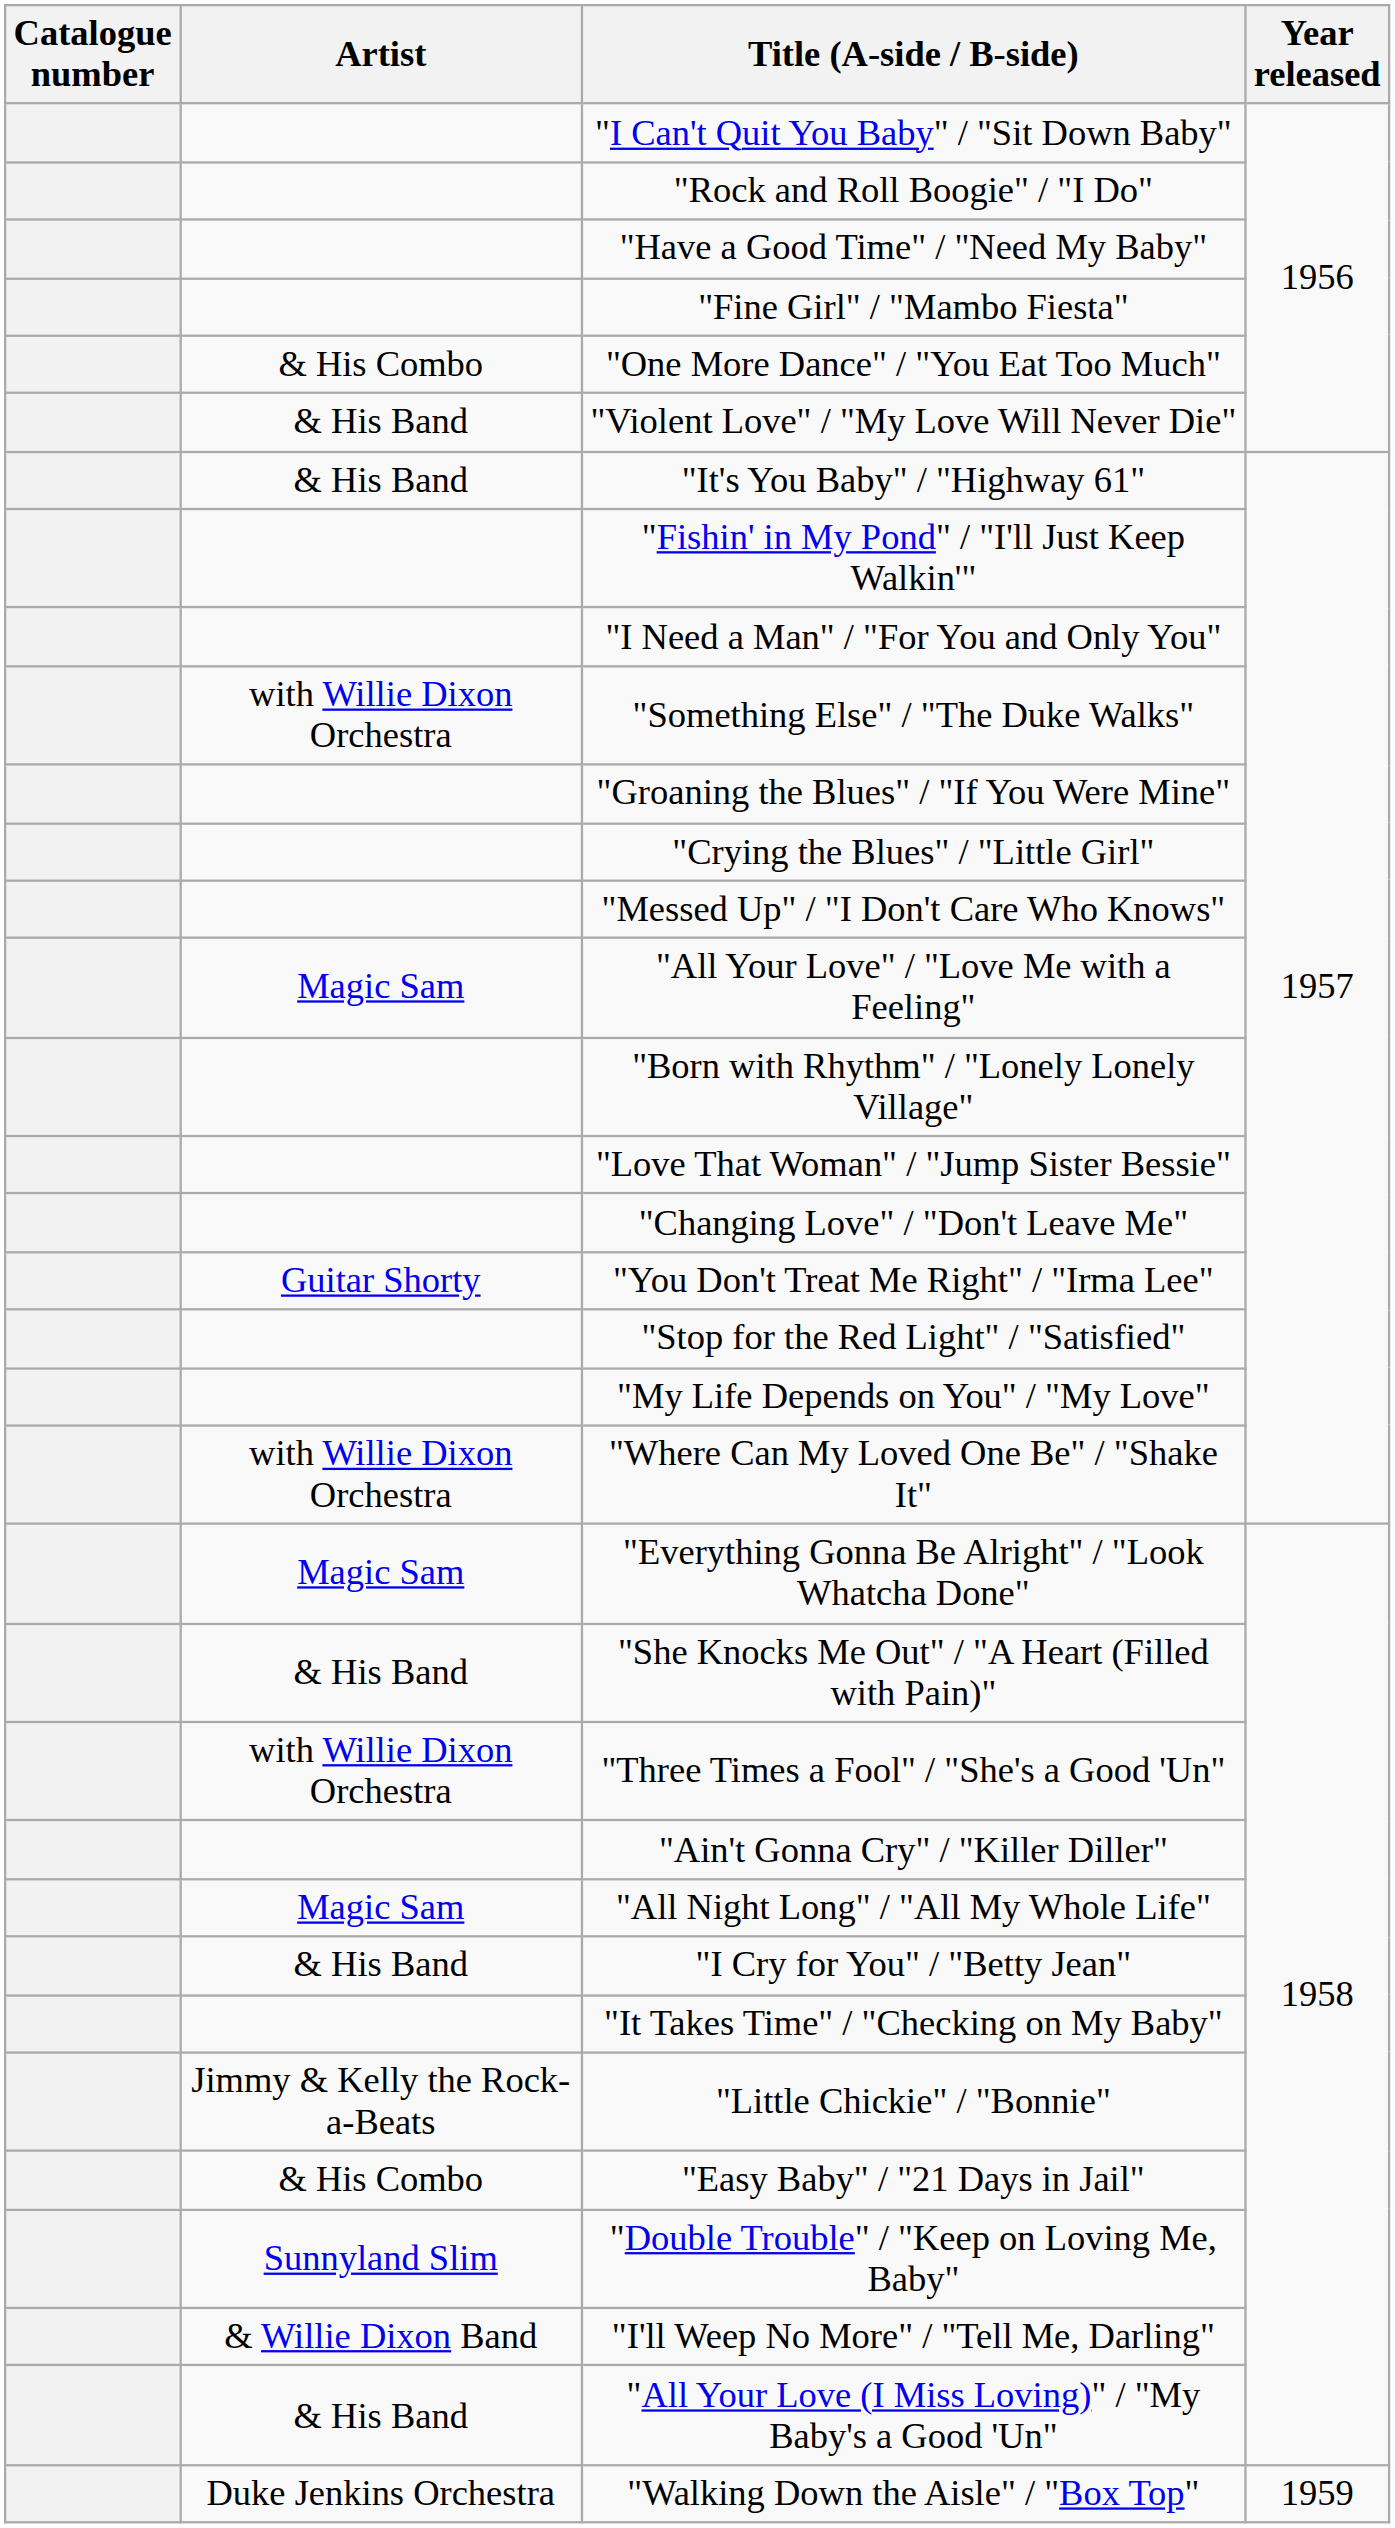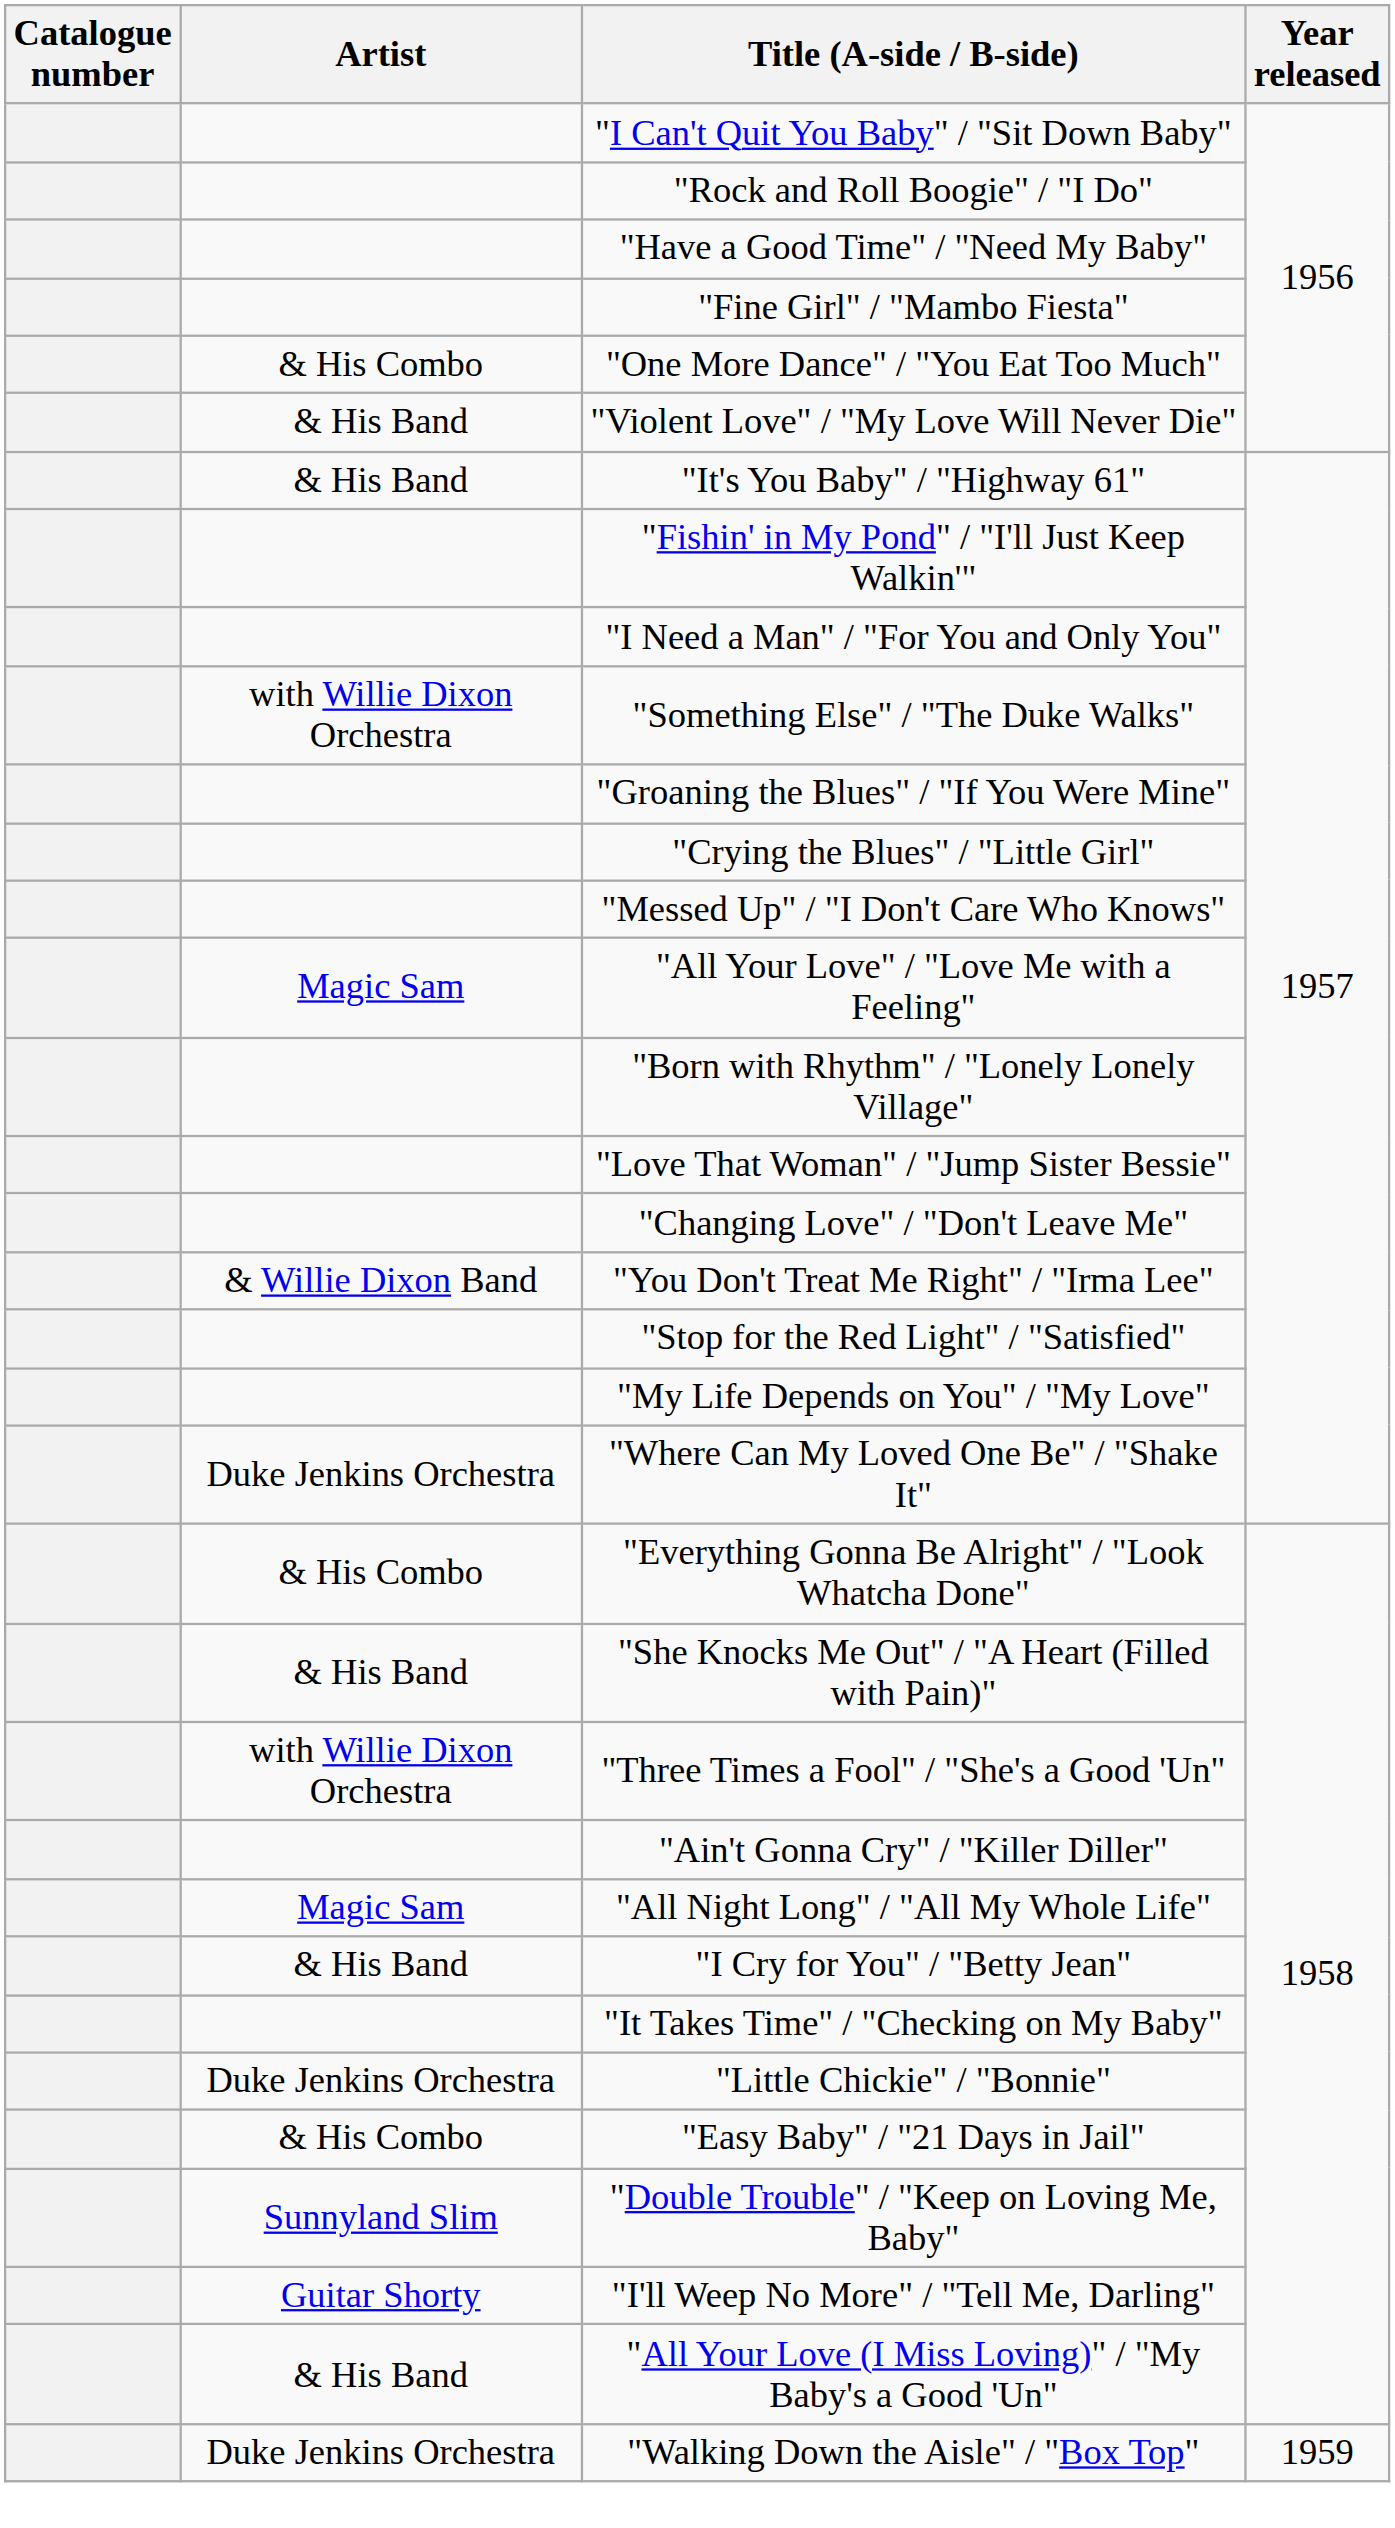(381, 1280) Guitar Shorty -> (381, 1280) & Willie Dixon Band
(381, 1474) with Willie Dixon Orchestra -> (381, 1474) Duke Jenkins Orchestra
(381, 1572) Magic Sam -> (381, 1572) & His Combo
(381, 2101) Jimmy & Kelly the Rock-a-Beats -> (381, 2080) Duke Jenkins Orchestra
(381, 2336) & Willie Dixon Band -> (381, 2295) Guitar Shorty
